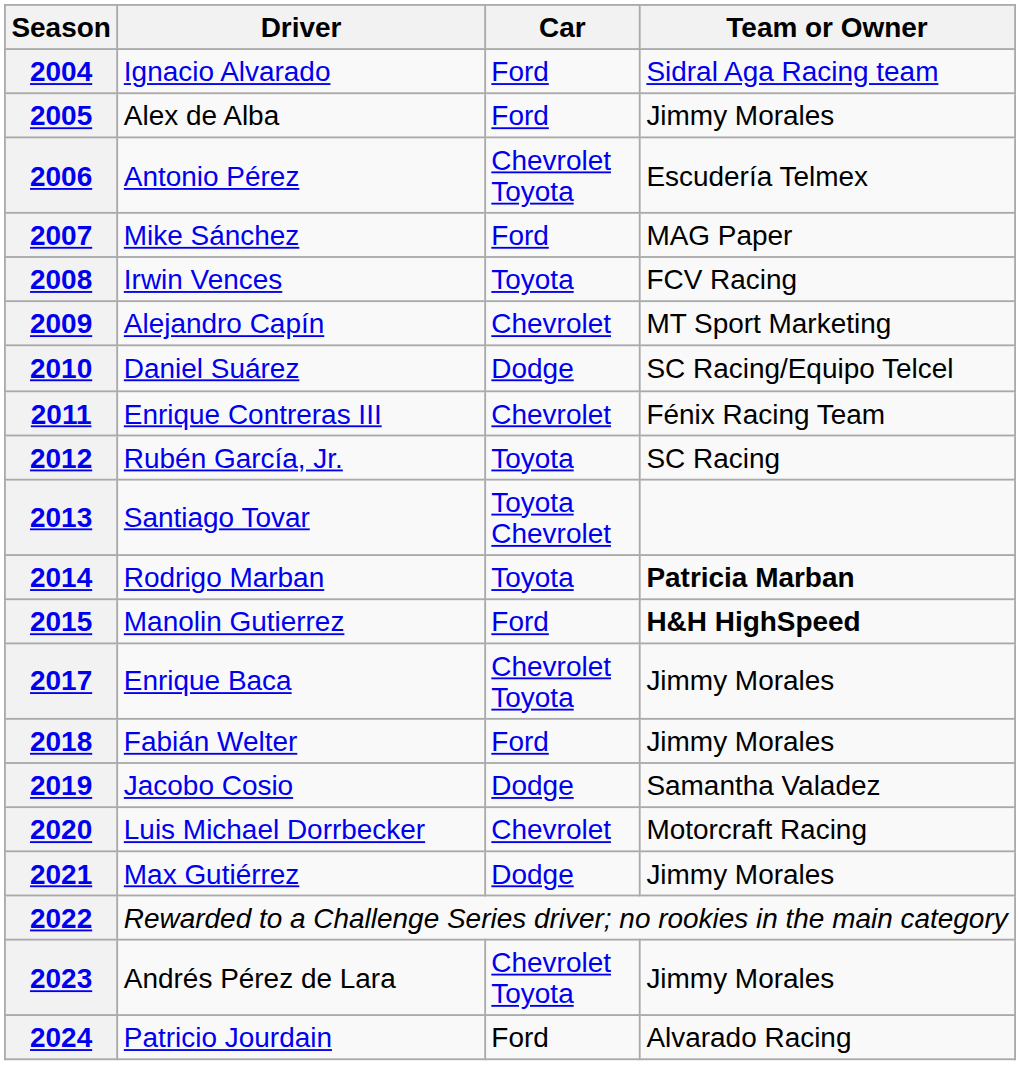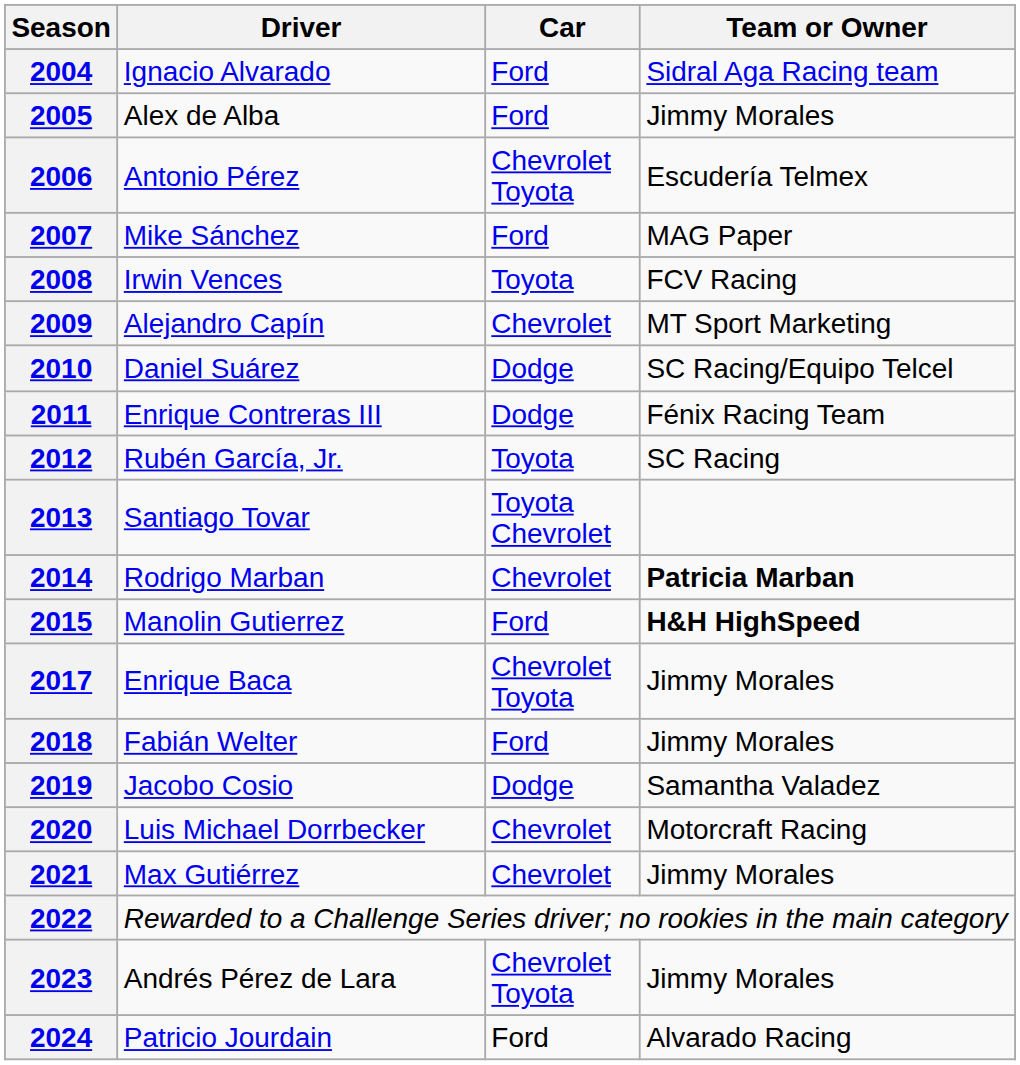(551, 413) Chevrolet -> (533, 413) Dodge
(533, 577) Toyota -> (551, 577) Chevrolet
(533, 874) Dodge -> (551, 874) Chevrolet
